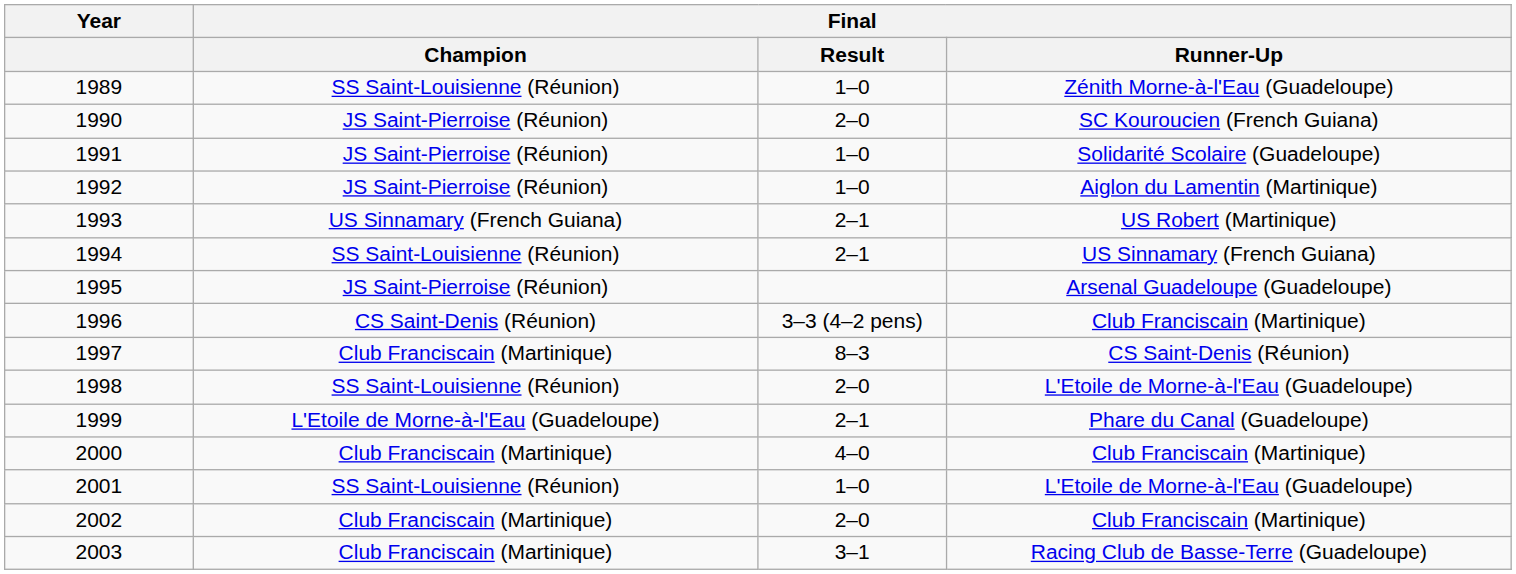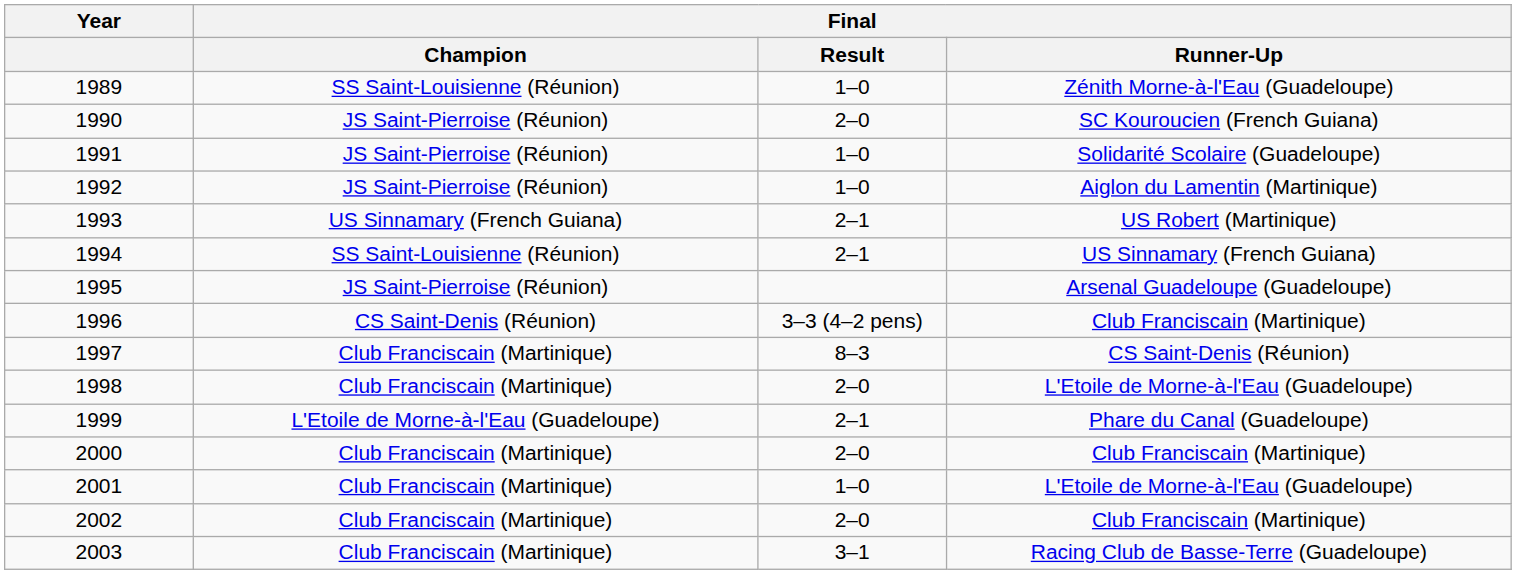(475, 386) SS Saint-Louisienne (Réunion) -> (475, 386) Club Franciscain (Martinique)
(852, 453) 4–0 -> (852, 453) 2–0
(475, 486) SS Saint-Louisienne (Réunion) -> (475, 486) Club Franciscain (Martinique)
